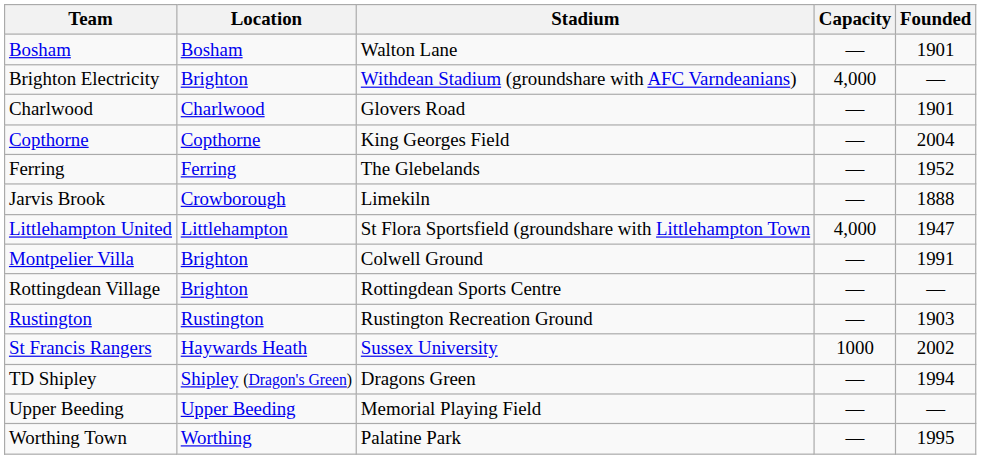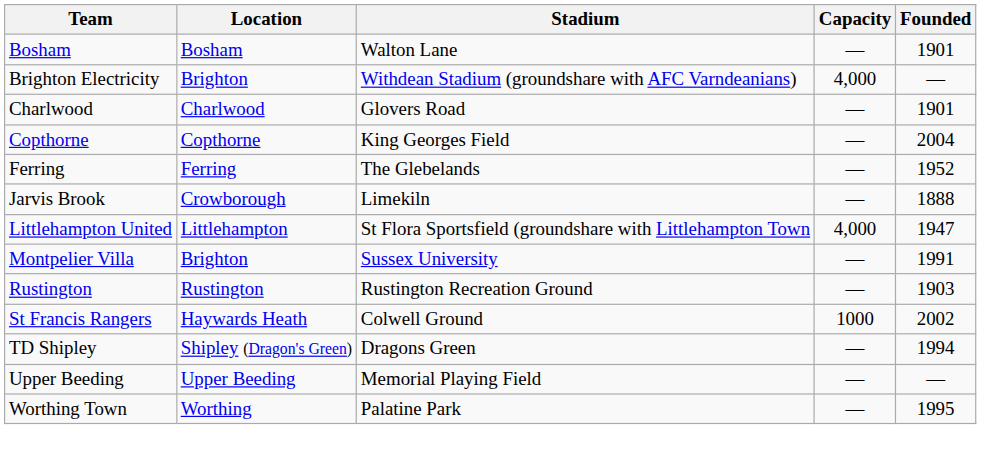(422, 259) Colwell Ground -> (429, 259) Sussex University
- row: (84, 288)
(429, 348) Sussex University -> (422, 318) Colwell Ground
